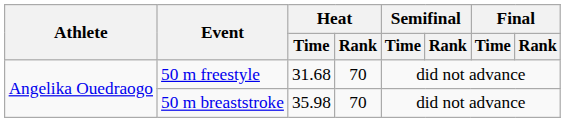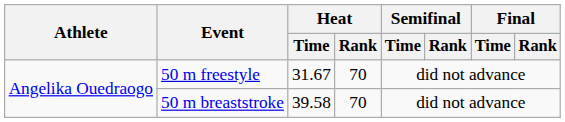(311, 74) 31.68 -> (311, 74) 31.67
(311, 103) 35.98 -> (311, 103) 39.58
